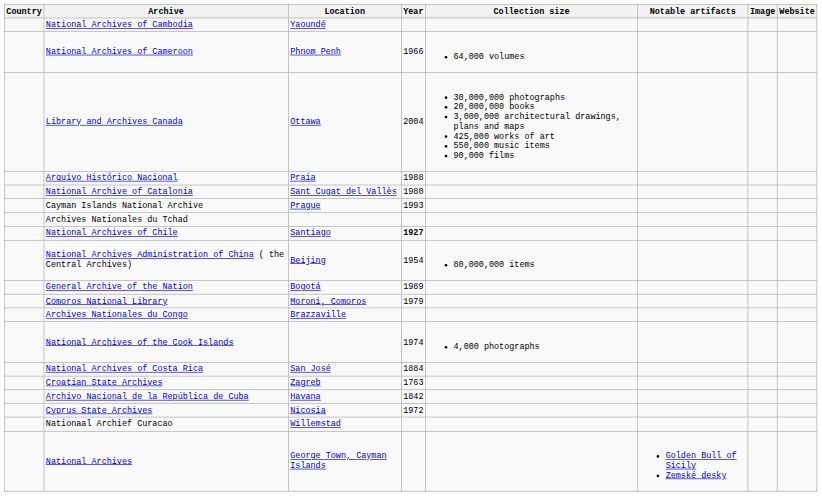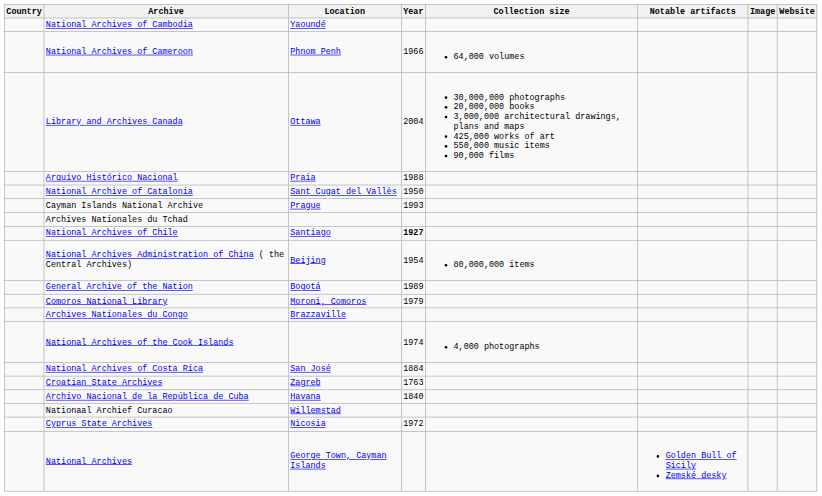(413, 192) 1980 -> (413, 192) 1950
(413, 397) 1842 -> (413, 397) 1840
rows swapped: (109, 424) <-> (99, 410)
